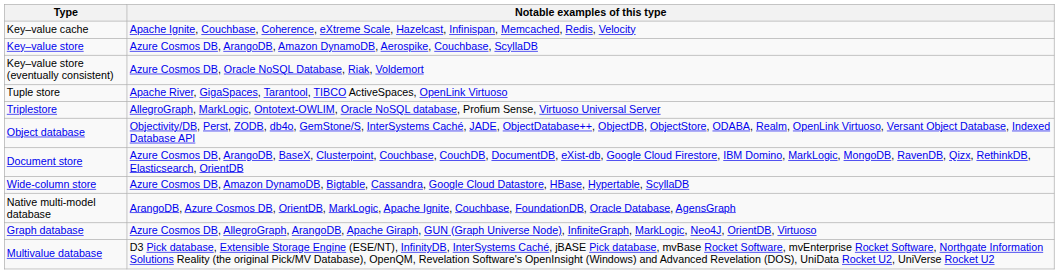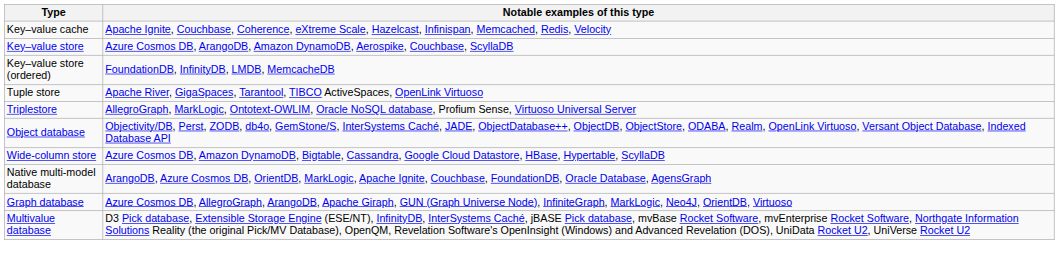- row: (60, 70)
+ row: (45, 70)
- row: (45, 162)
